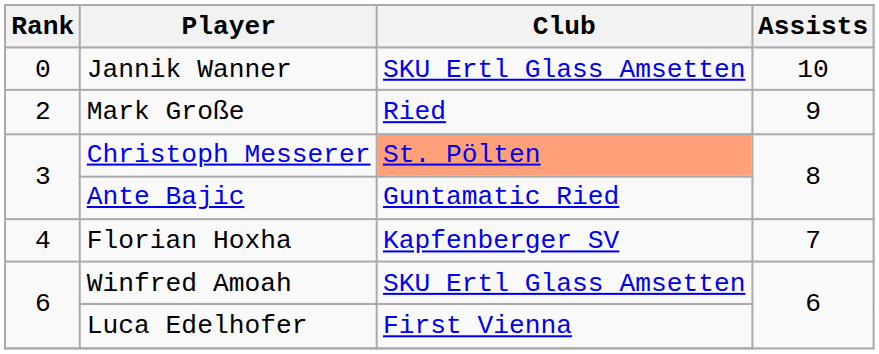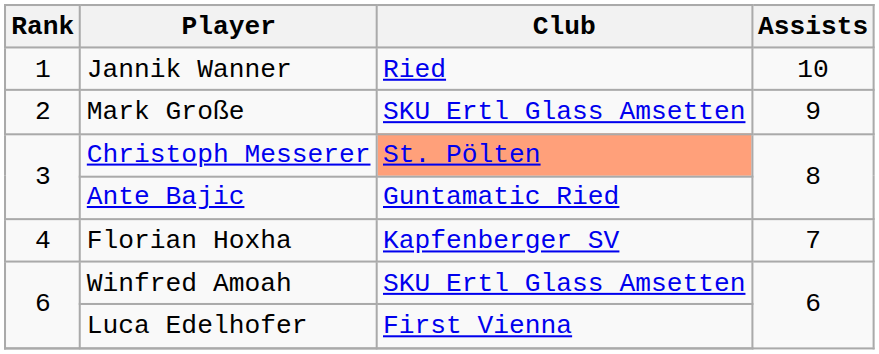(43, 69) 0 -> (43, 69) 1
(564, 69) SKU Ertl Glass Amsetten -> (415, 69) Ried
(415, 112) Ried -> (564, 112) SKU Ertl Glass Amsetten
